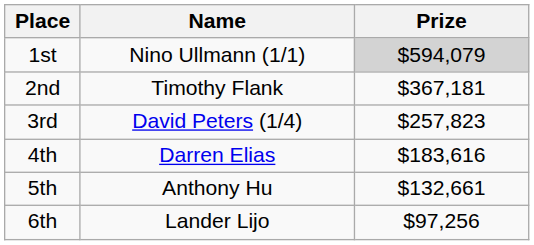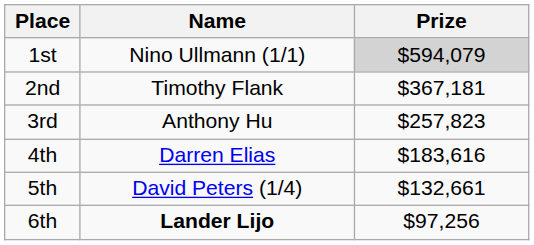(217, 121) David Peters (1/4) -> (217, 121) Anthony Hu
(217, 188) Anthony Hu -> (217, 188) David Peters (1/4)
(217, 222) normal -> (217, 222) bold
